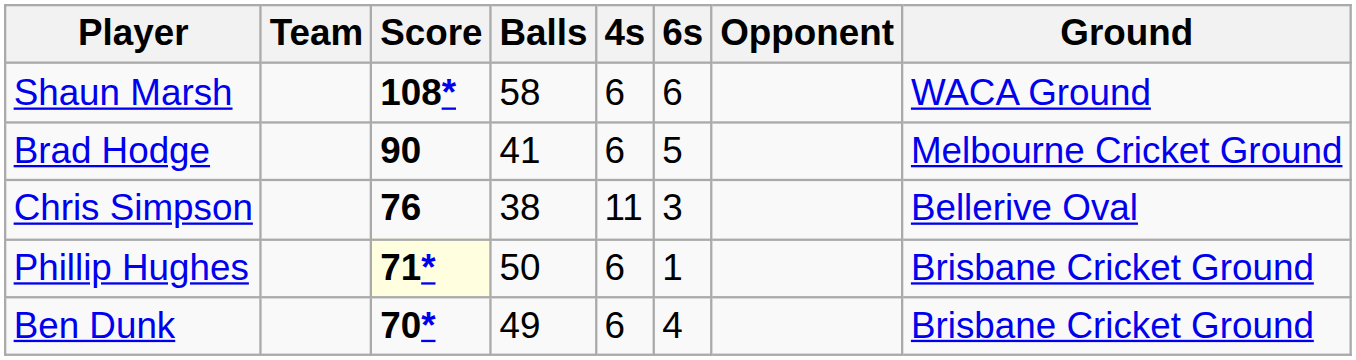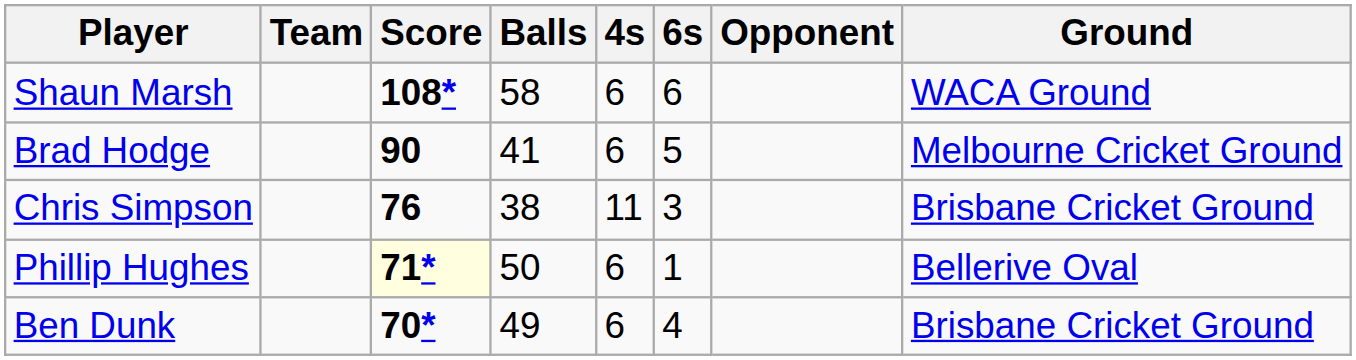(1024, 208) Bellerive Oval -> (1112, 208) Brisbane Cricket Ground
(1112, 267) Brisbane Cricket Ground -> (1024, 267) Bellerive Oval
